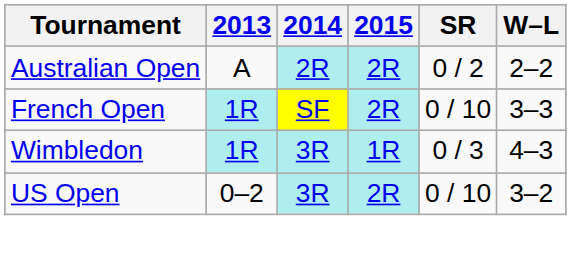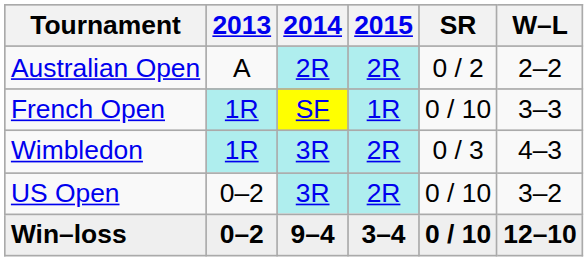(384, 109) 2R -> (384, 109) 1R
(384, 151) 1R -> (384, 151) 2R
+ row: (69, 234)
